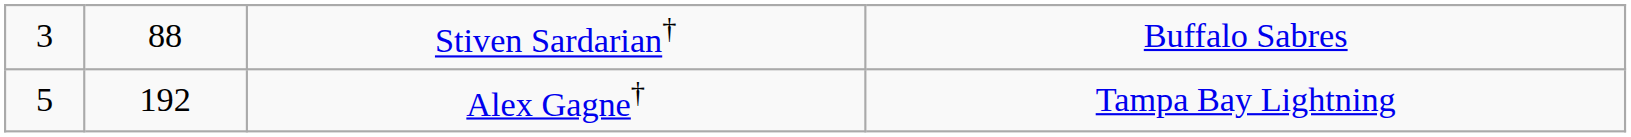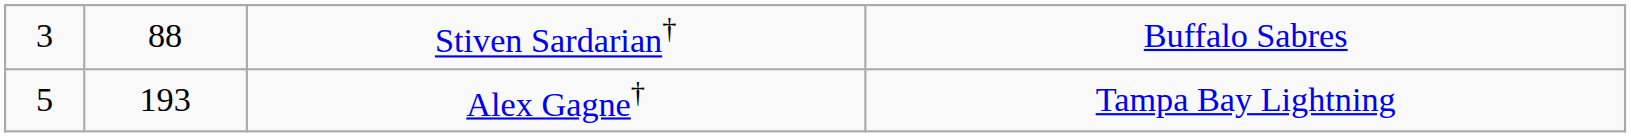(165, 99) 192 -> (165, 99) 193
